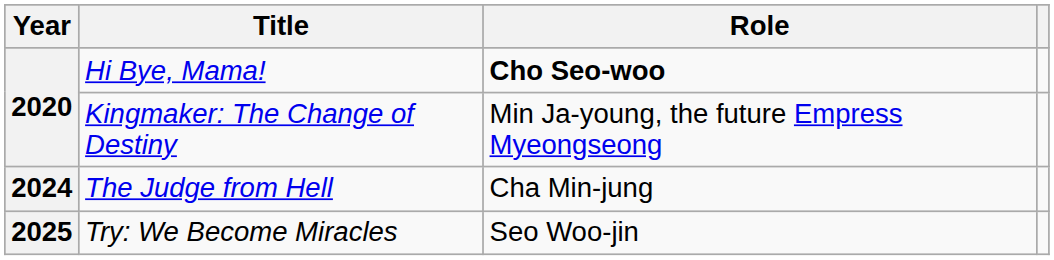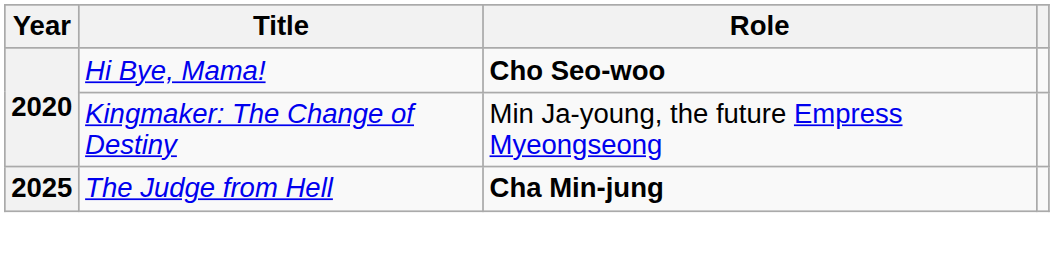(42, 188) 2024 -> (42, 188) 2025
(571, 188) normal -> (577, 188) bold
- row: (241, 231)
